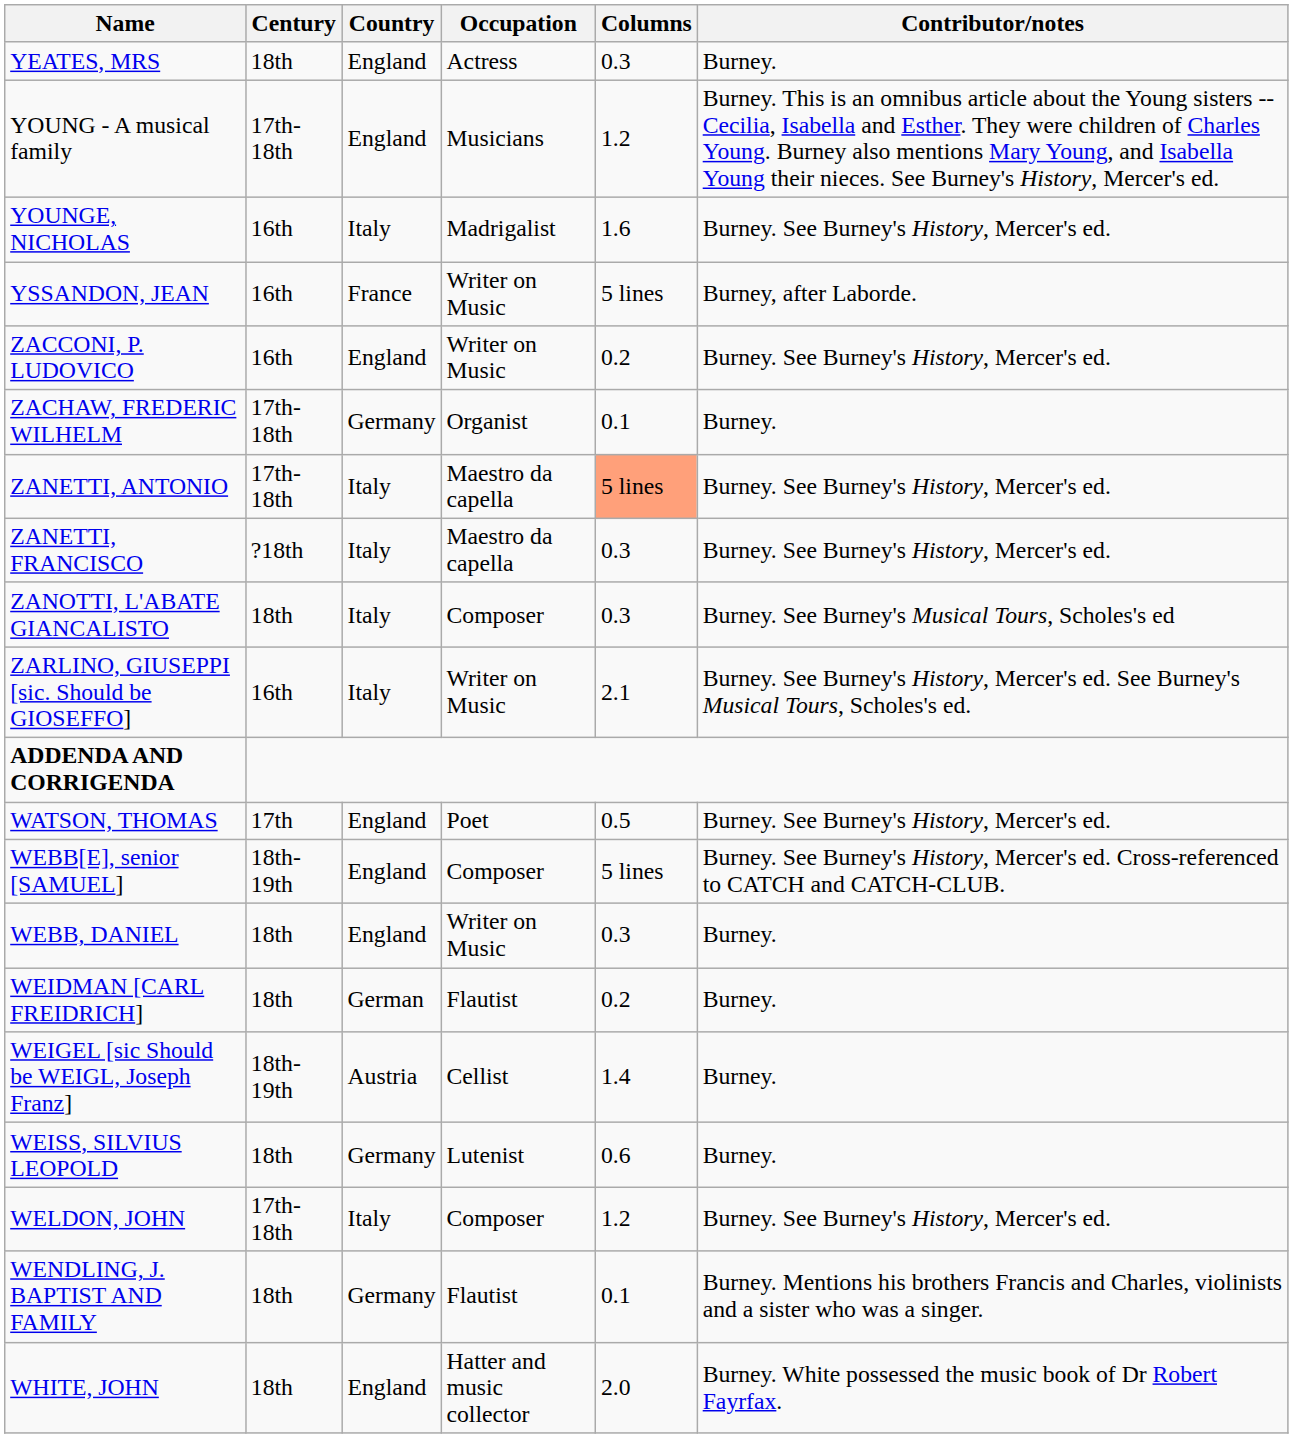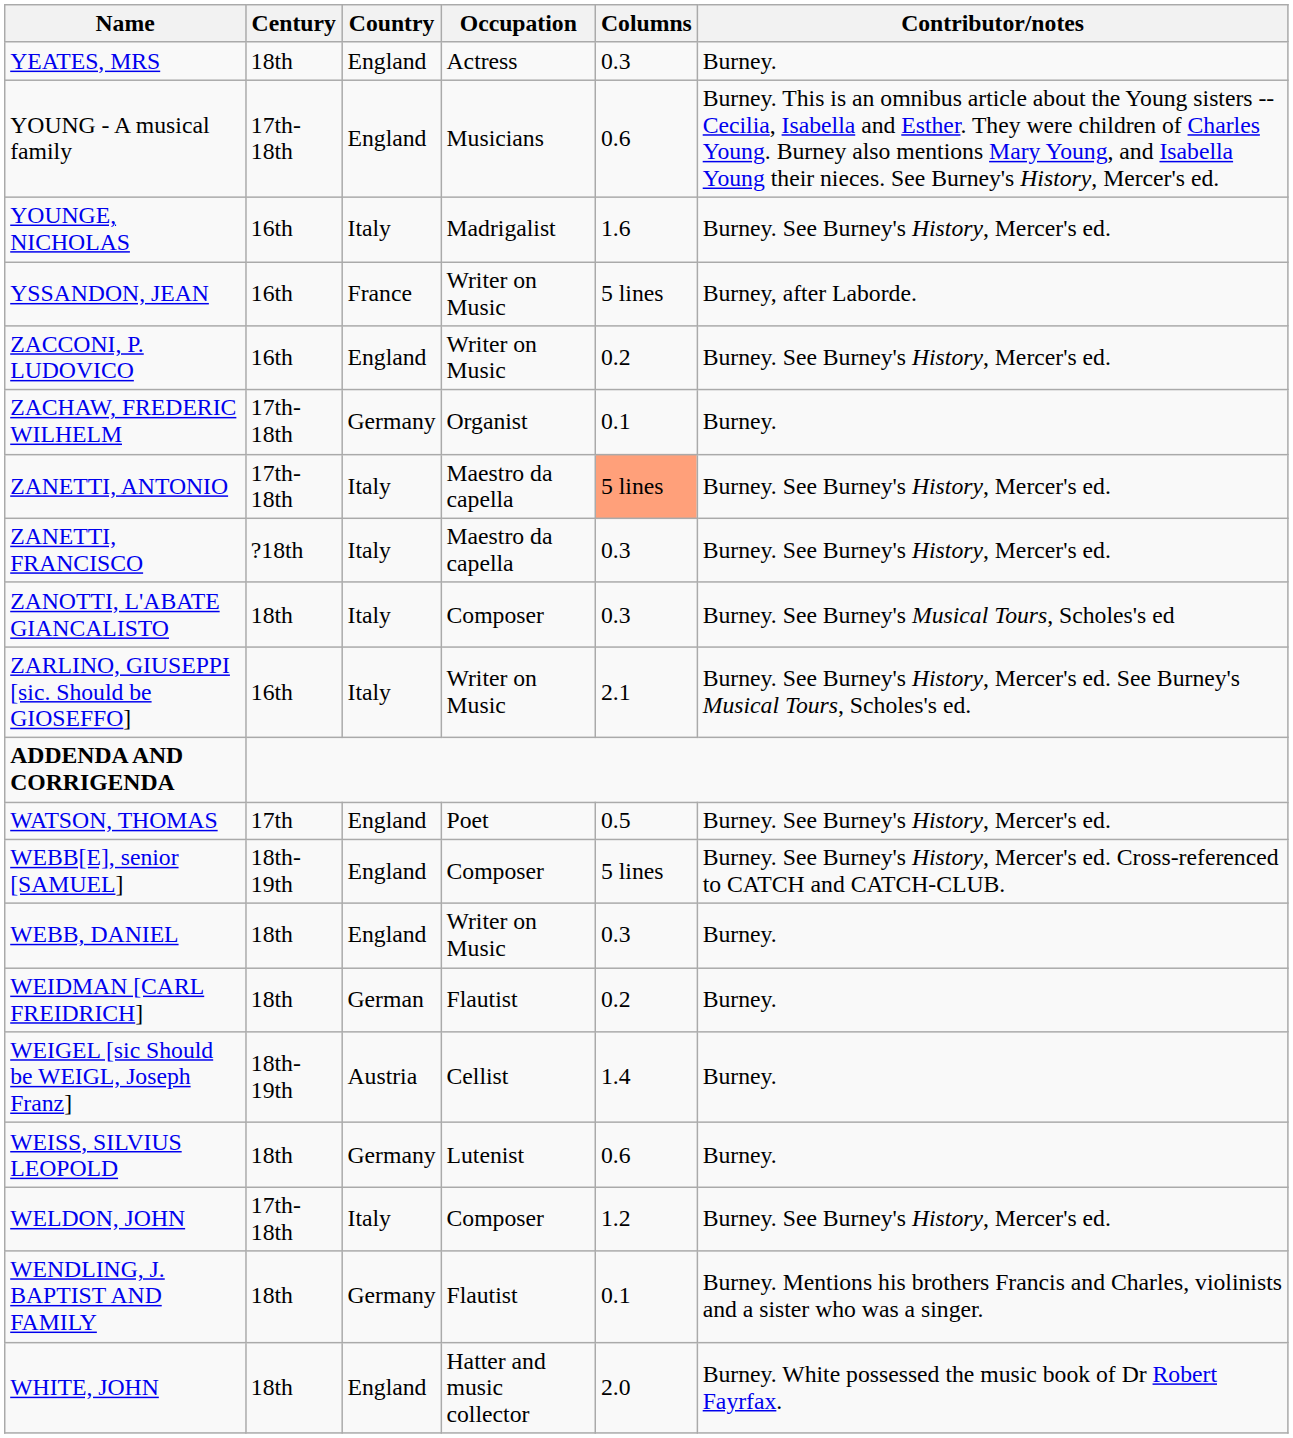(616, 138) 1.2 -> (616, 138) 0.6
